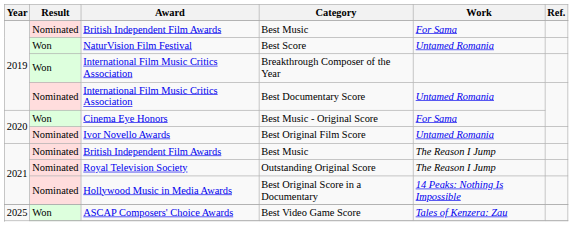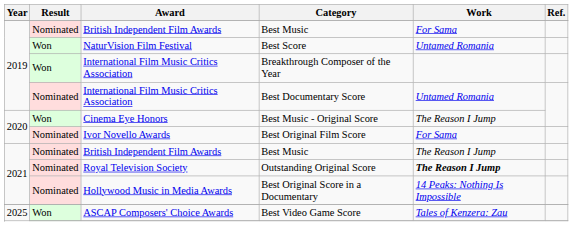(436, 118) For Sama -> (456, 118) The Reason I Jump
(455, 135) Untamed Romania -> (436, 135) For Sama
(456, 168) normal -> (458, 168) bold
